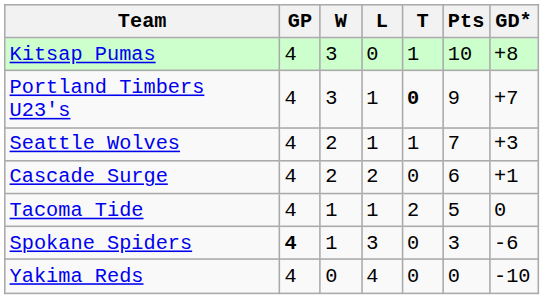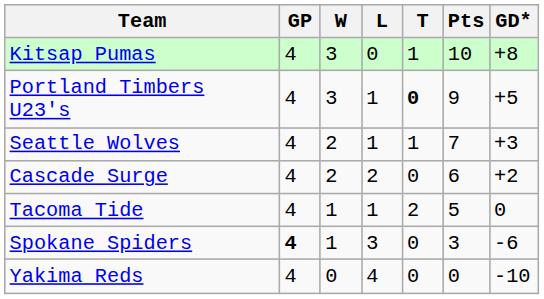(506, 99) +7 -> (506, 99) +5
(506, 177) +1 -> (506, 177) +2
